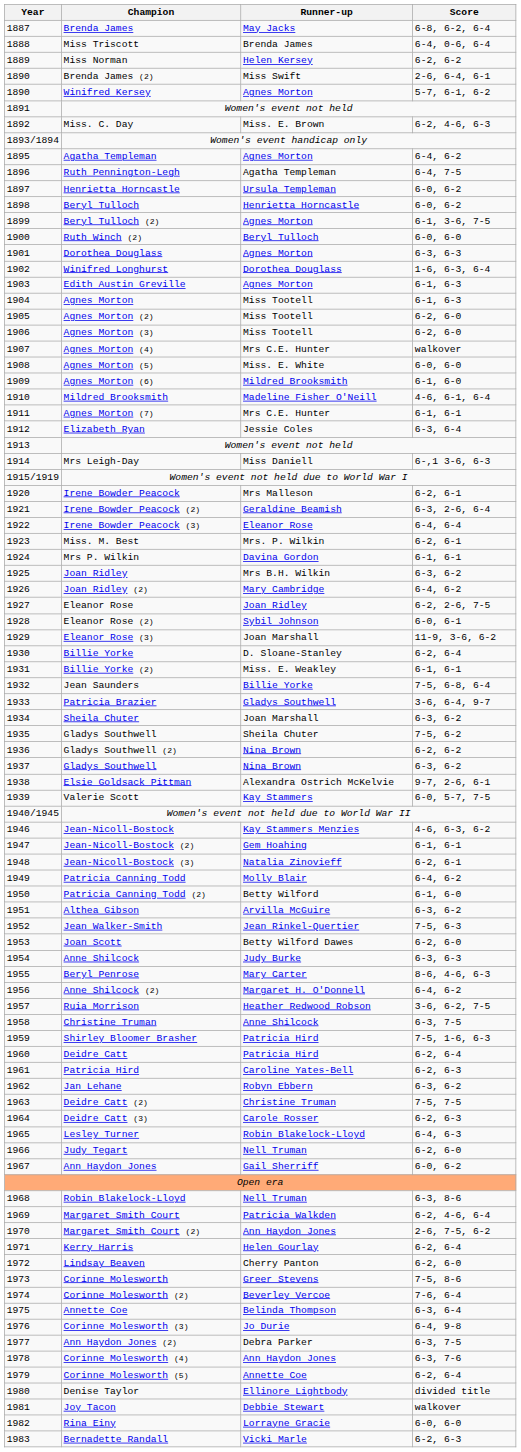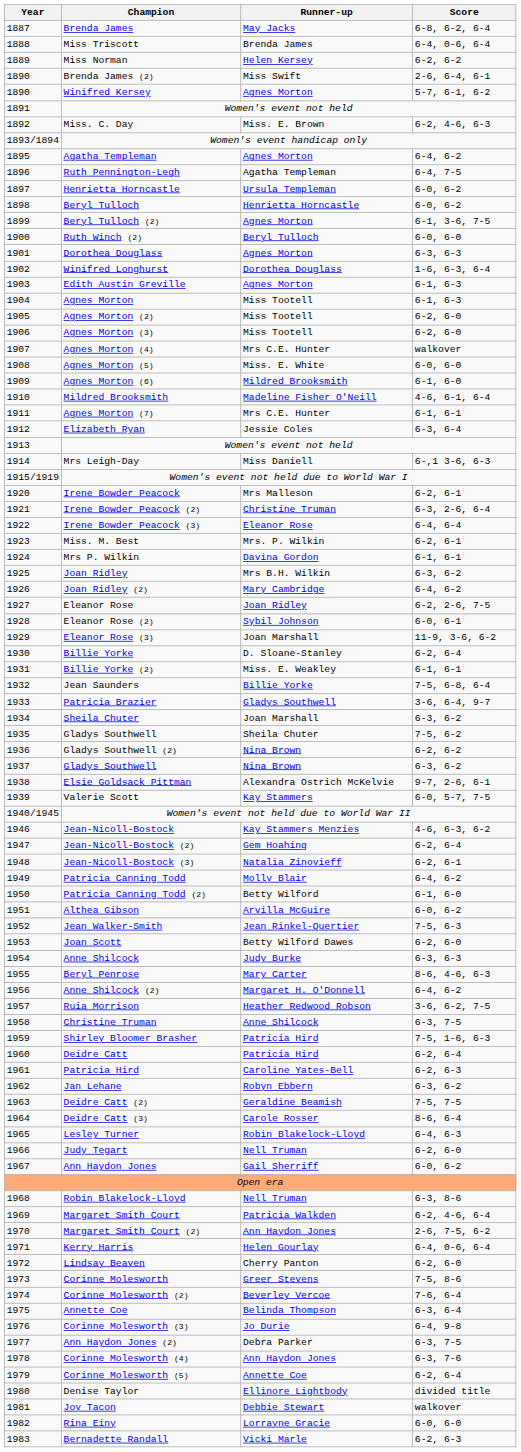(292, 509) Geraldine Beamish -> (289, 509) Christine Truman
(438, 846) 6-1, 6-1 -> (438, 846) 6-2, 6-4
(438, 910) 6-3, 6-2 -> (438, 910) 6-0, 6-2
(289, 1102) Christine Truman -> (292, 1102) Geraldine Beamish
(438, 1118) 6-2, 6-3 -> (438, 1118) 8-6, 6-4
(438, 1247) 6-2, 6-4 -> (453, 1247) 6-4, 0-6, 6-4
